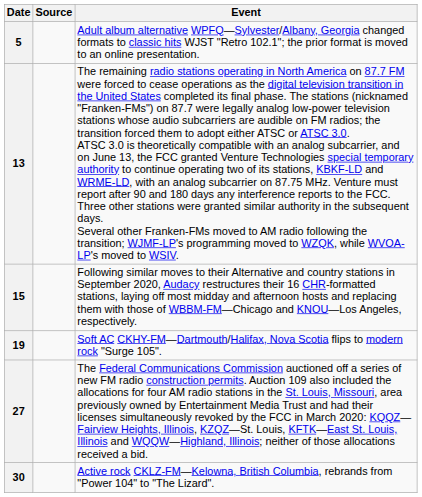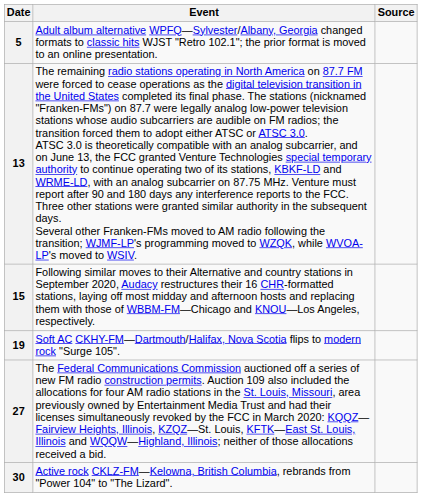columns swapped: (246, 13) <-> (54, 13)
